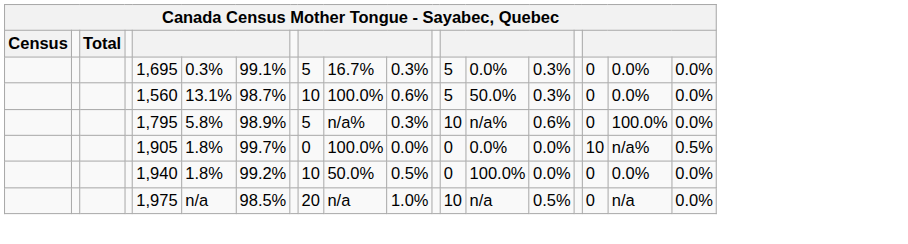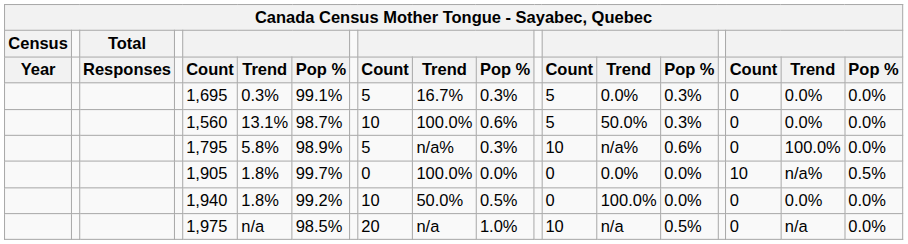+ row: (38, 69)
